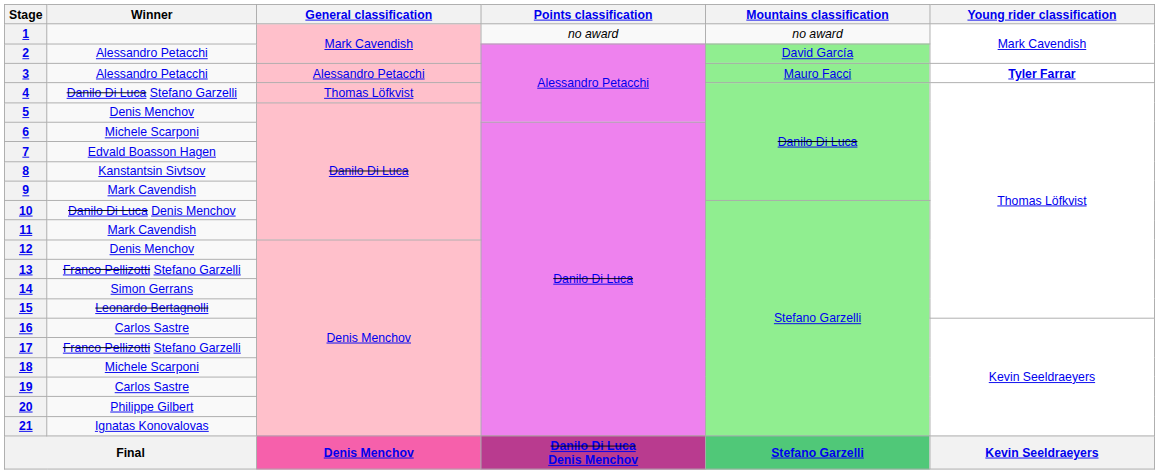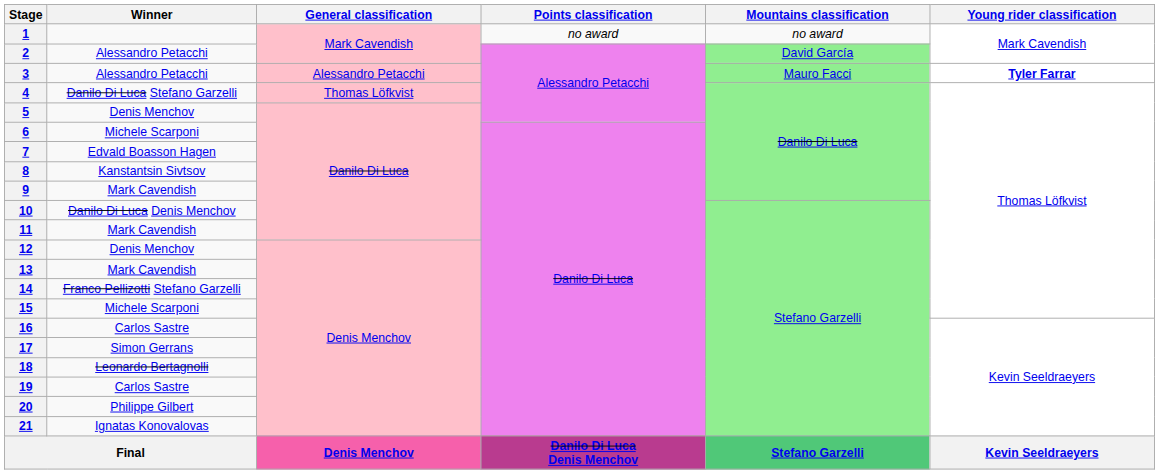(152, 269) Franco Pellizotti Stefano Garzelli -> (152, 269) Mark Cavendish
(152, 289) Simon Gerrans -> (152, 289) Franco Pellizotti Stefano Garzelli
(152, 309) Leonardo Bertagnolli -> (152, 309) Michele Scarponi
(152, 348) Franco Pellizotti Stefano Garzelli -> (152, 348) Simon Gerrans
(152, 368) Michele Scarponi -> (152, 368) Leonardo Bertagnolli
